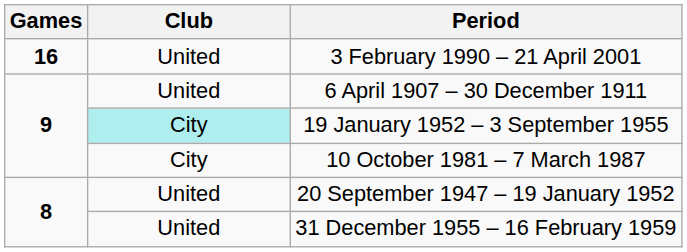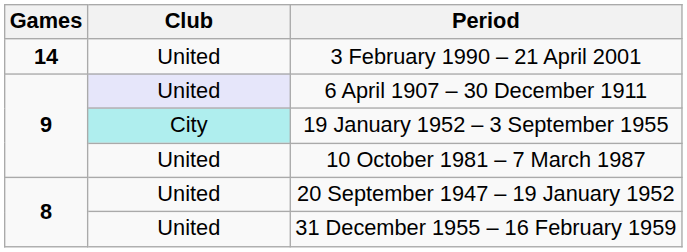(46, 56) 16 -> (46, 56) 14
(189, 90) no background -> (189, 90) lavender background
(189, 159) City -> (189, 159) United
